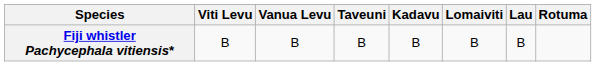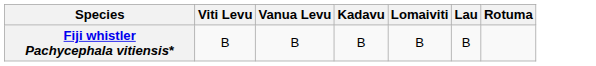- column: (362, 14)
